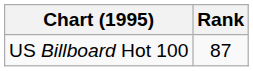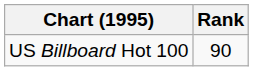(221, 50) 87 -> (221, 50) 90
